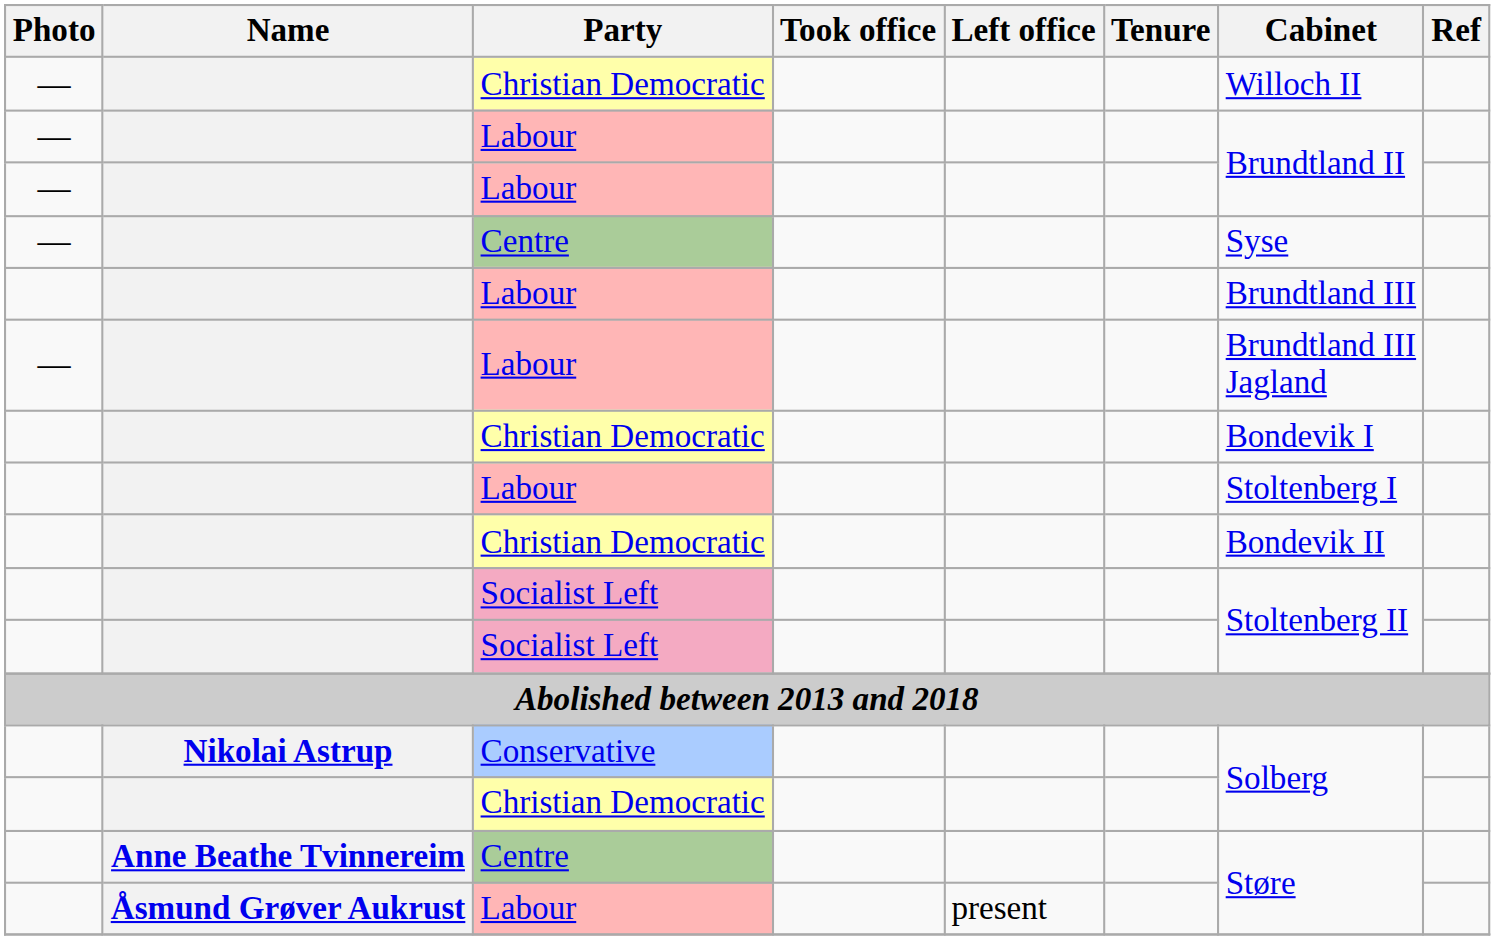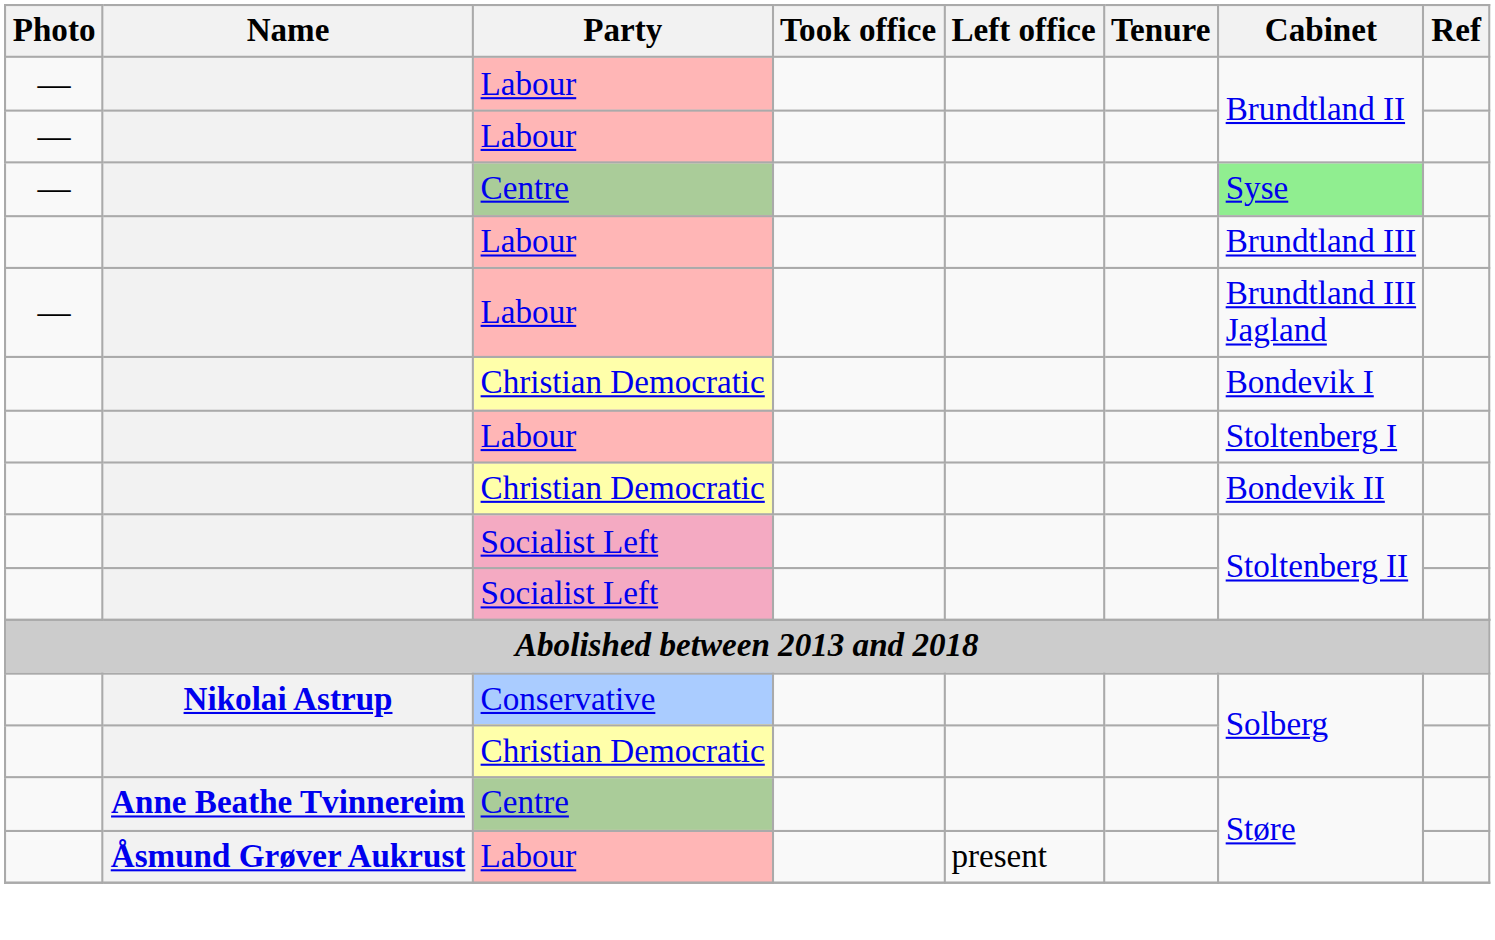- row: (54, 83)
(1257, 240) no background -> (1257, 188) lightgreen background
